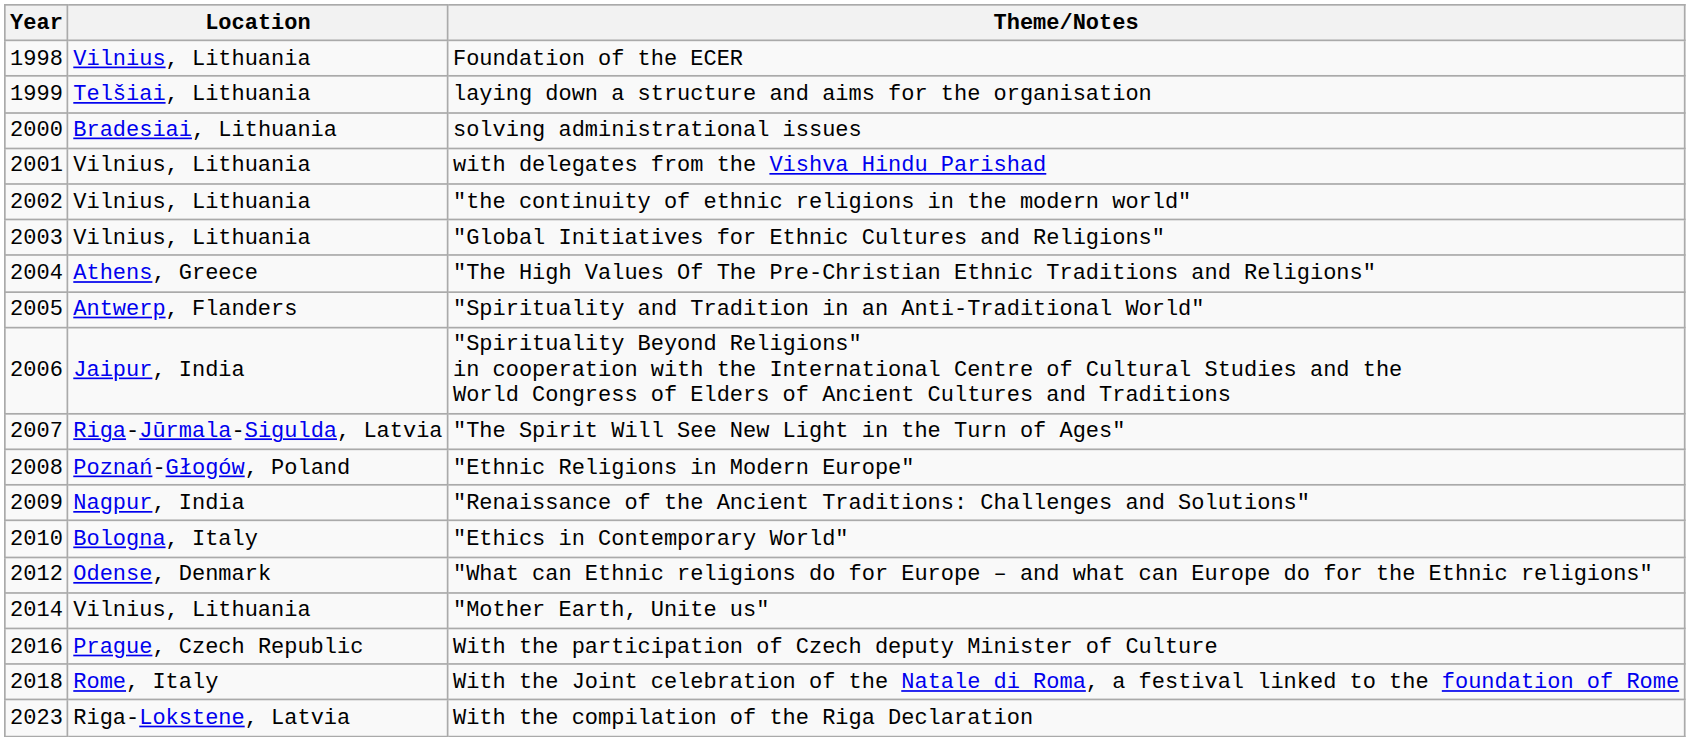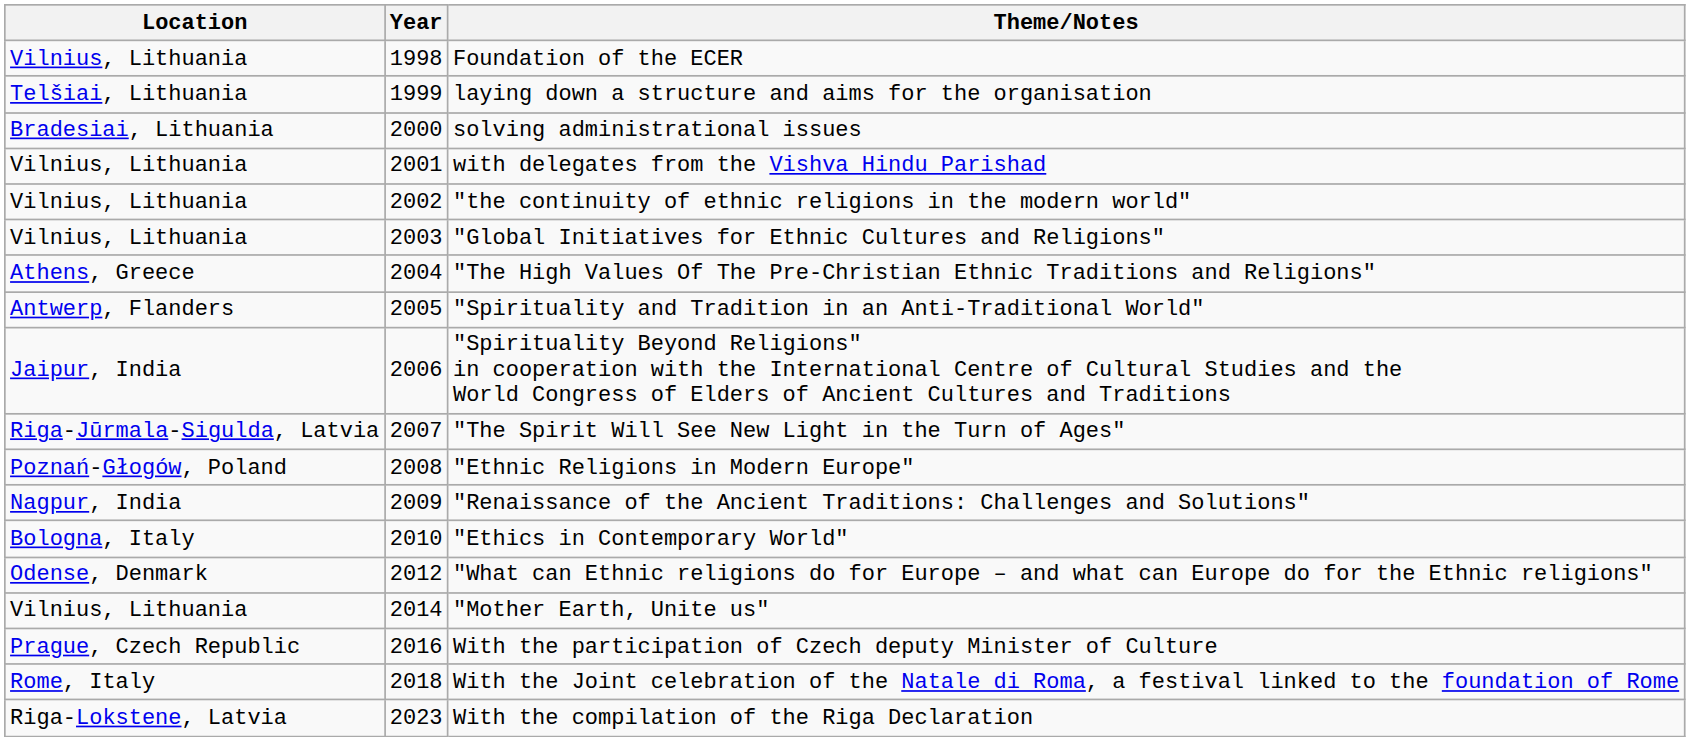columns swapped: (36, 23) <-> (258, 23)
